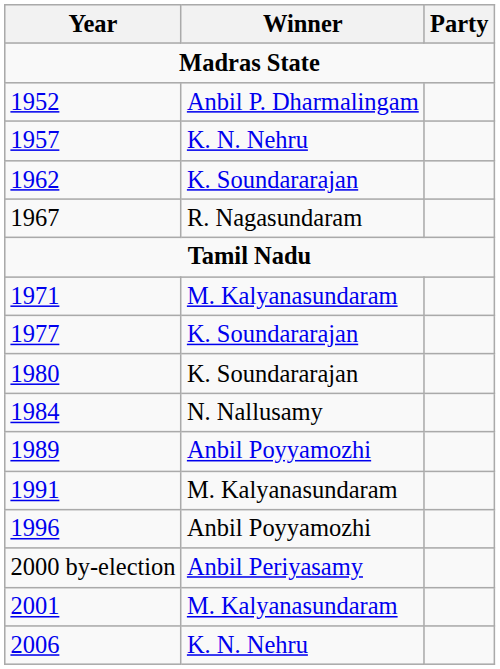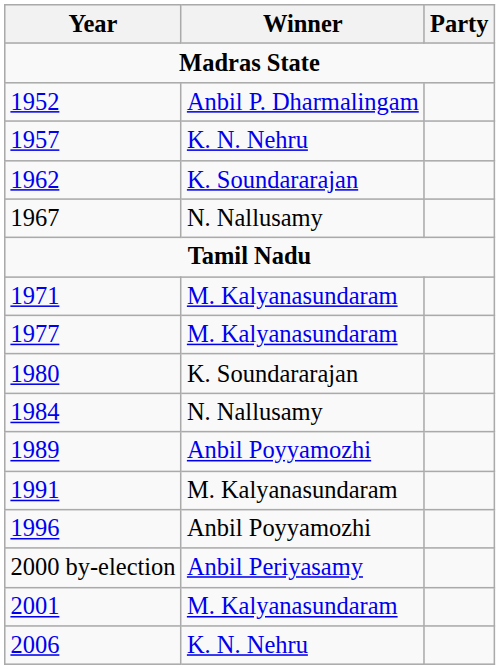(275, 218) R. Nagasundaram -> (255, 218) N. Nallusamy
(273, 334) K. Soundararajan -> (292, 334) M. Kalyanasundaram
